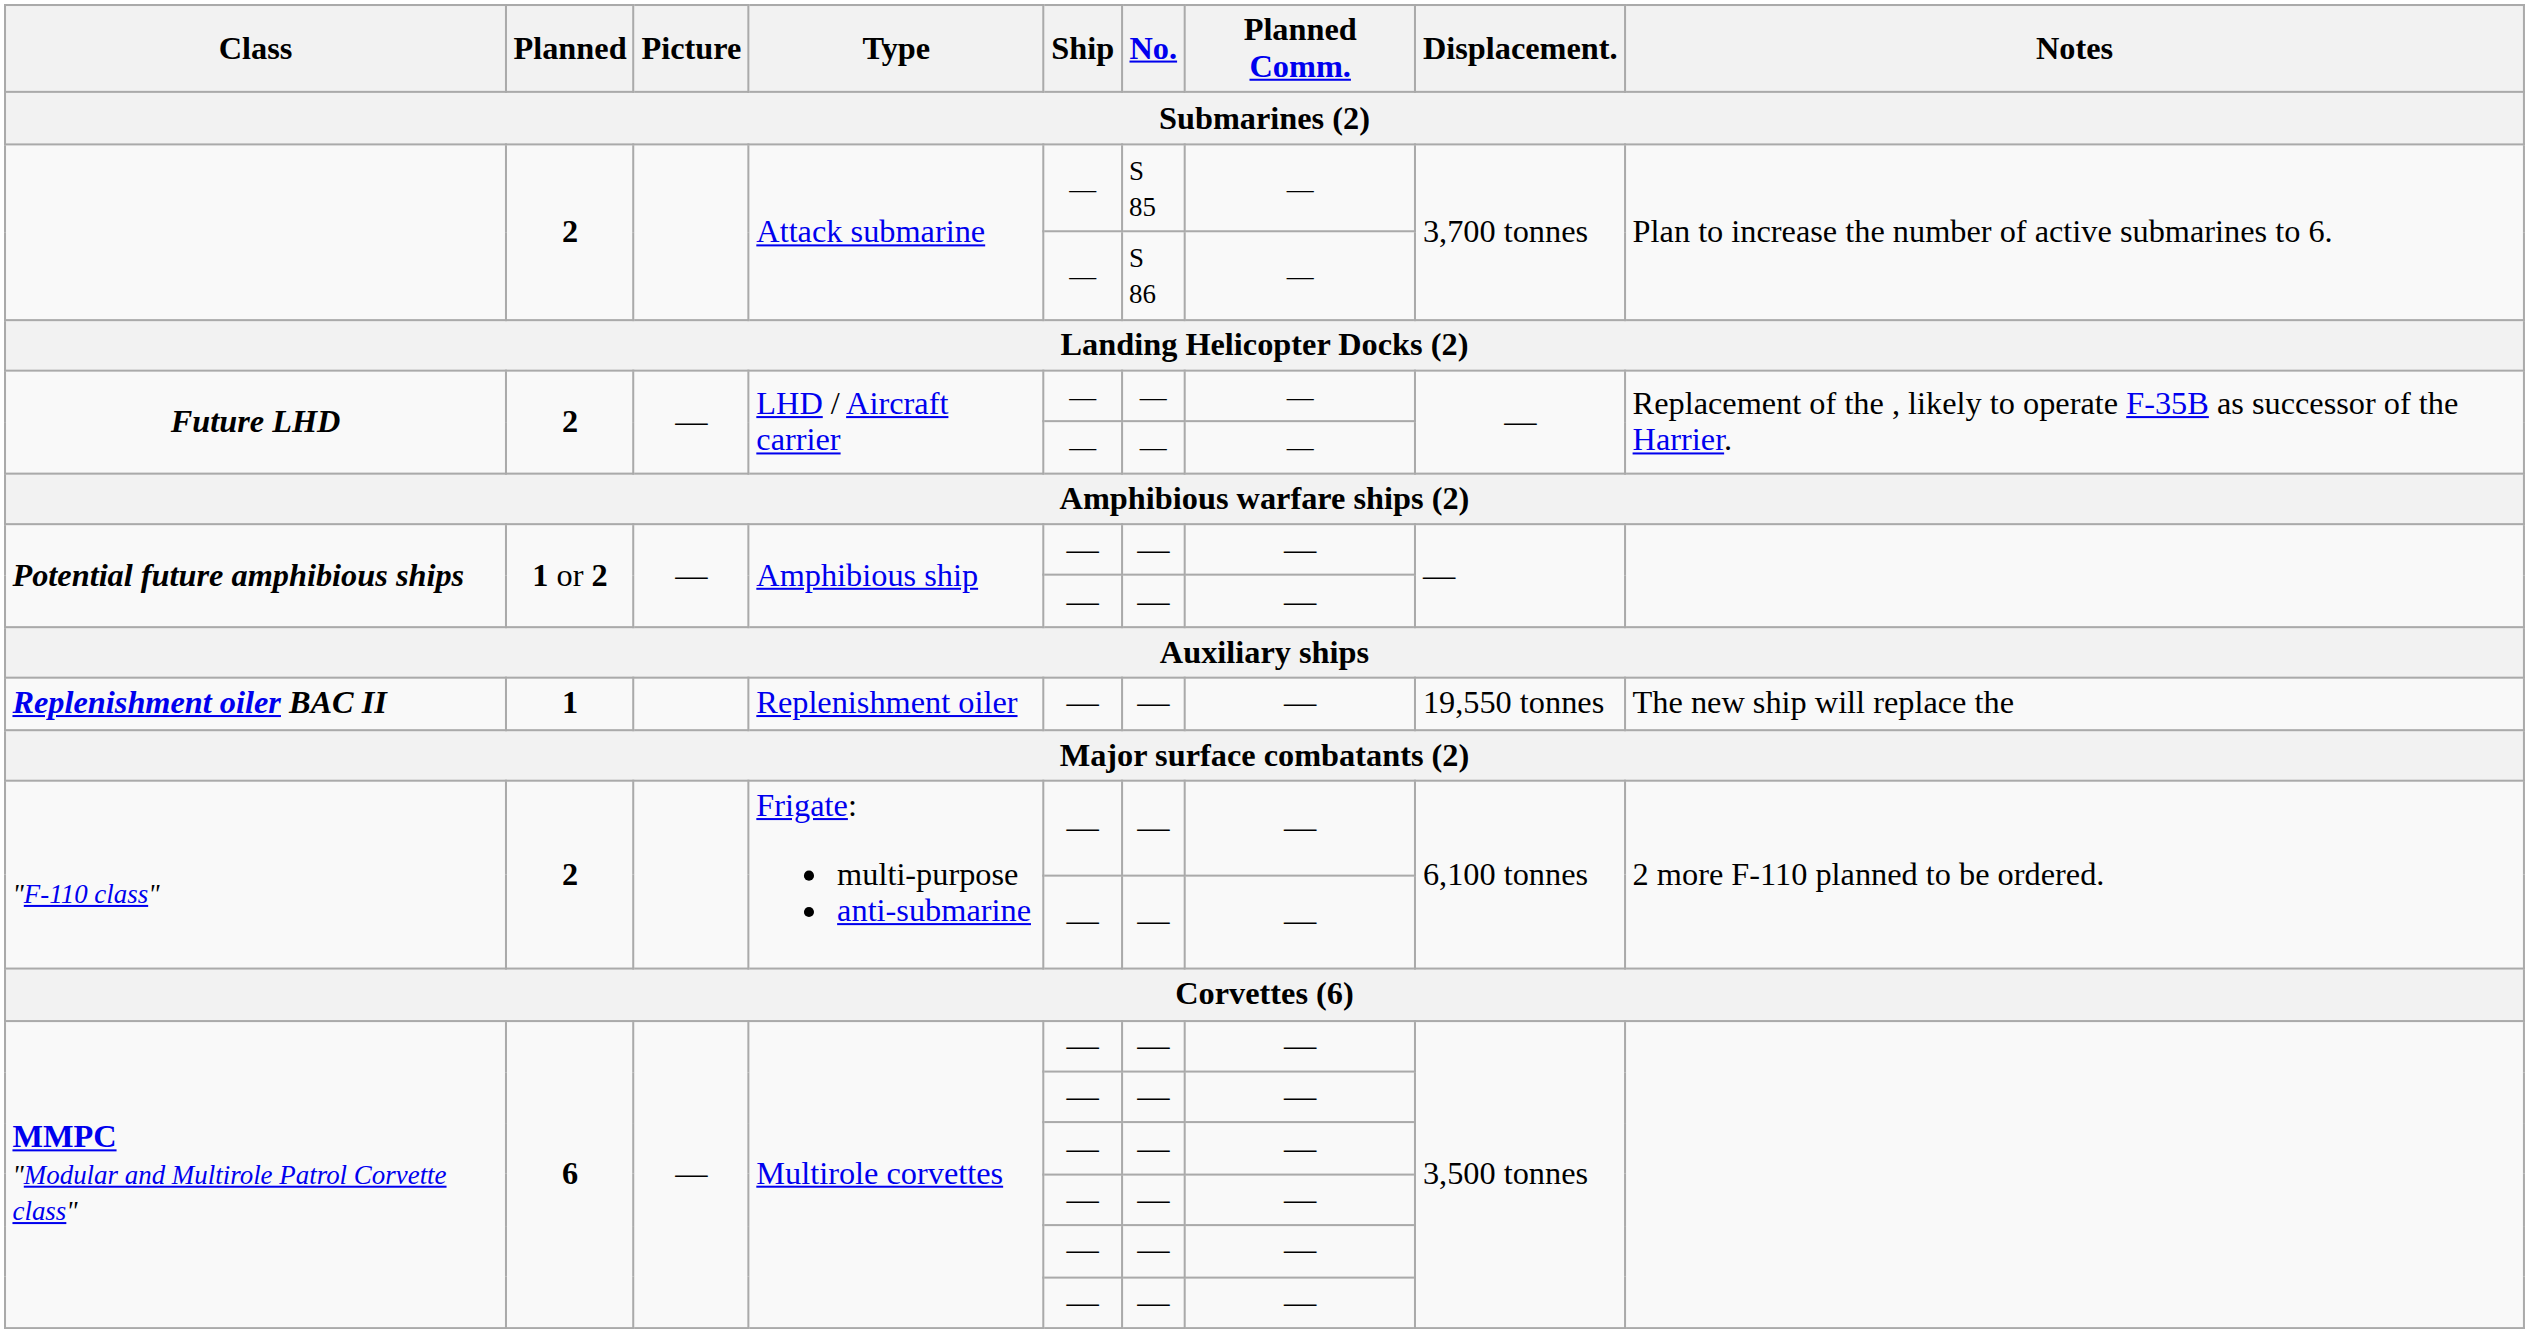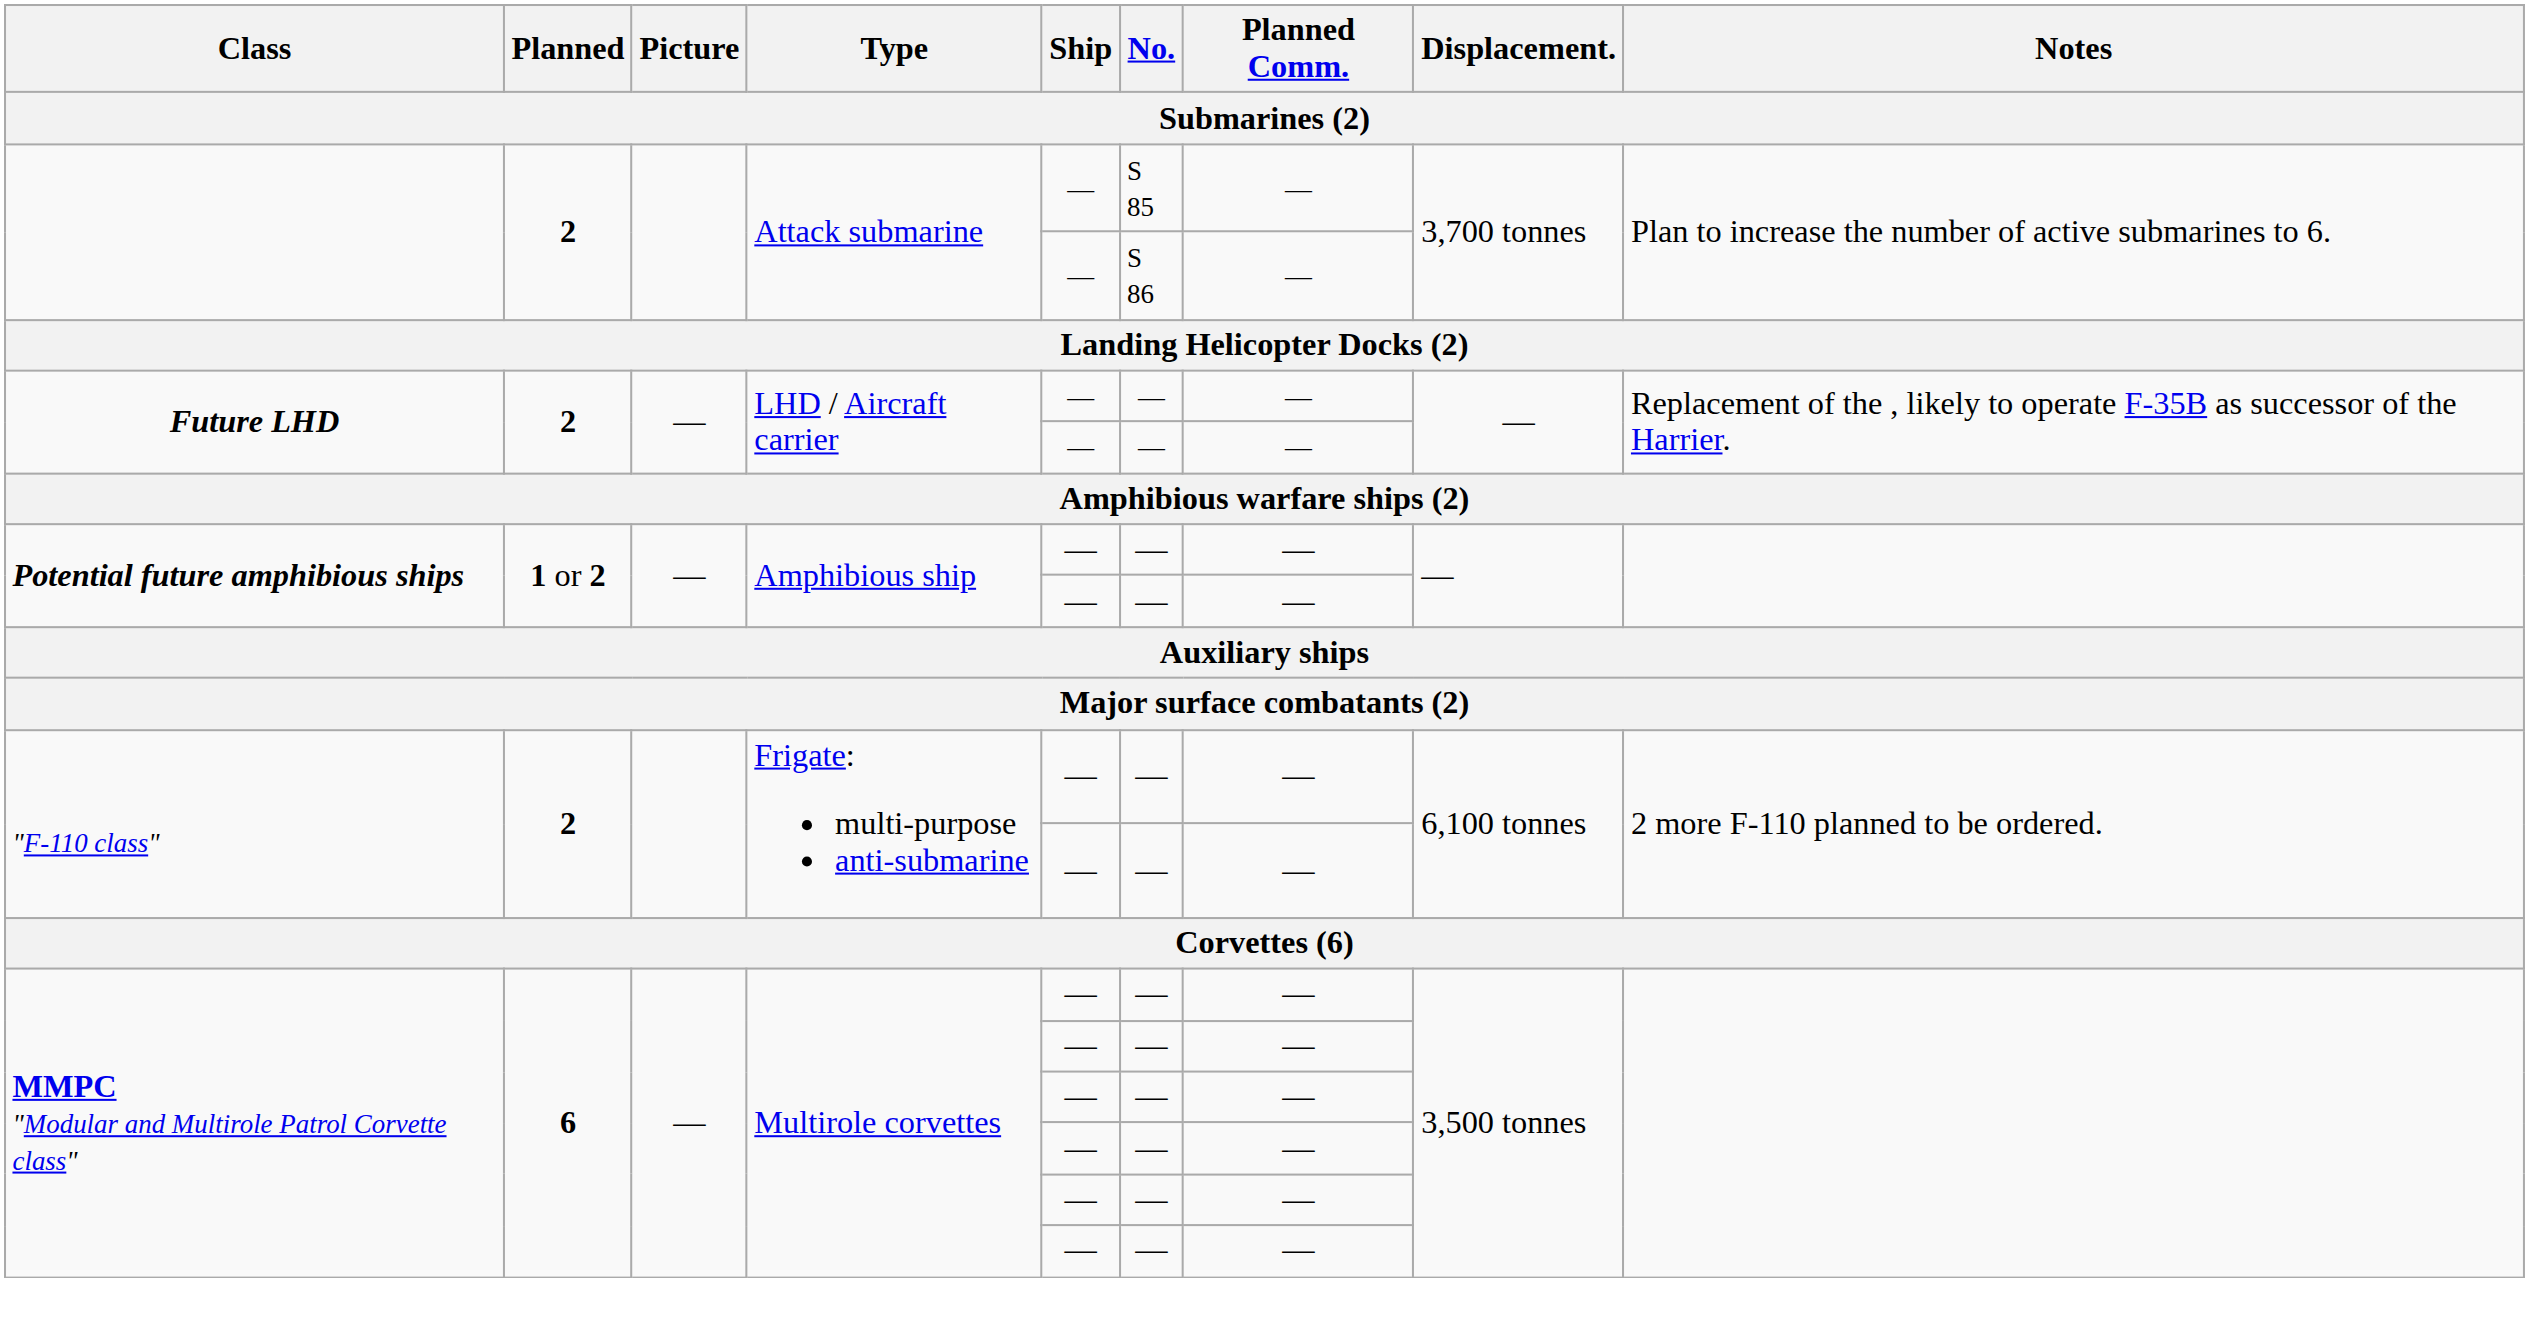- row: (200, 703)
